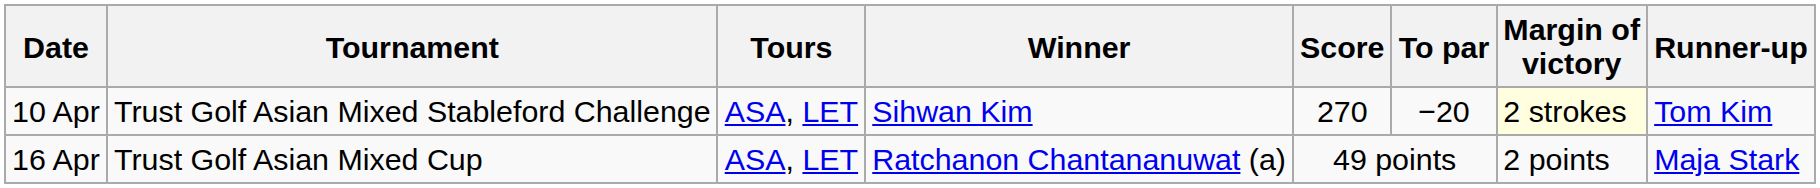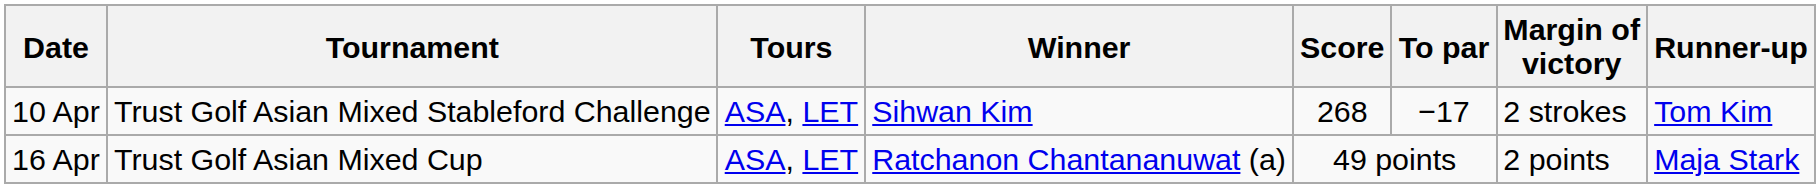(1342, 111) 270 -> (1342, 111) 268
(1444, 111) −20 -> (1444, 111) −17
(1565, 111) lightyellow background -> (1565, 111) no background
